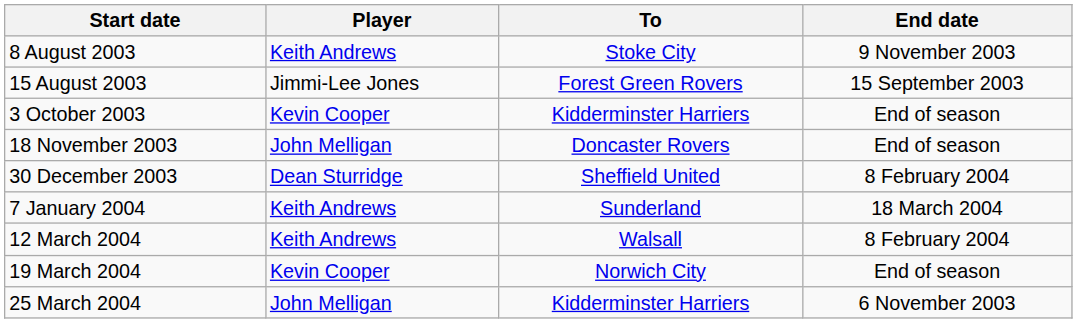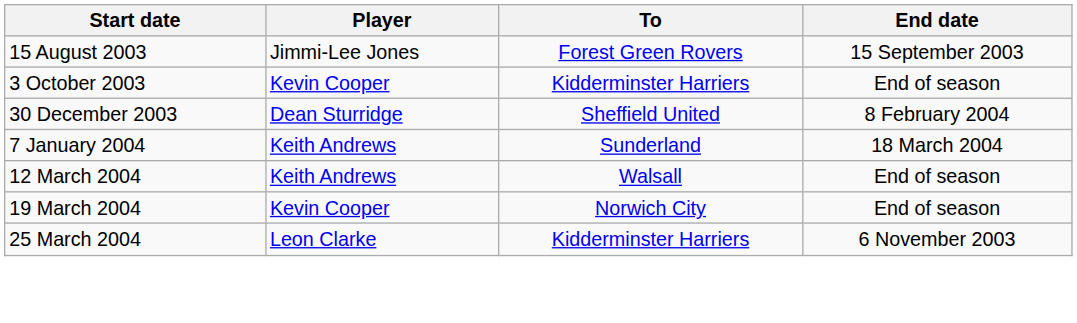- row: (72, 52)
- row: (93, 146)
(937, 239) 8 February 2004 -> (937, 177) End of season
(331, 302) John Melligan -> (323, 239) Leon Clarke
